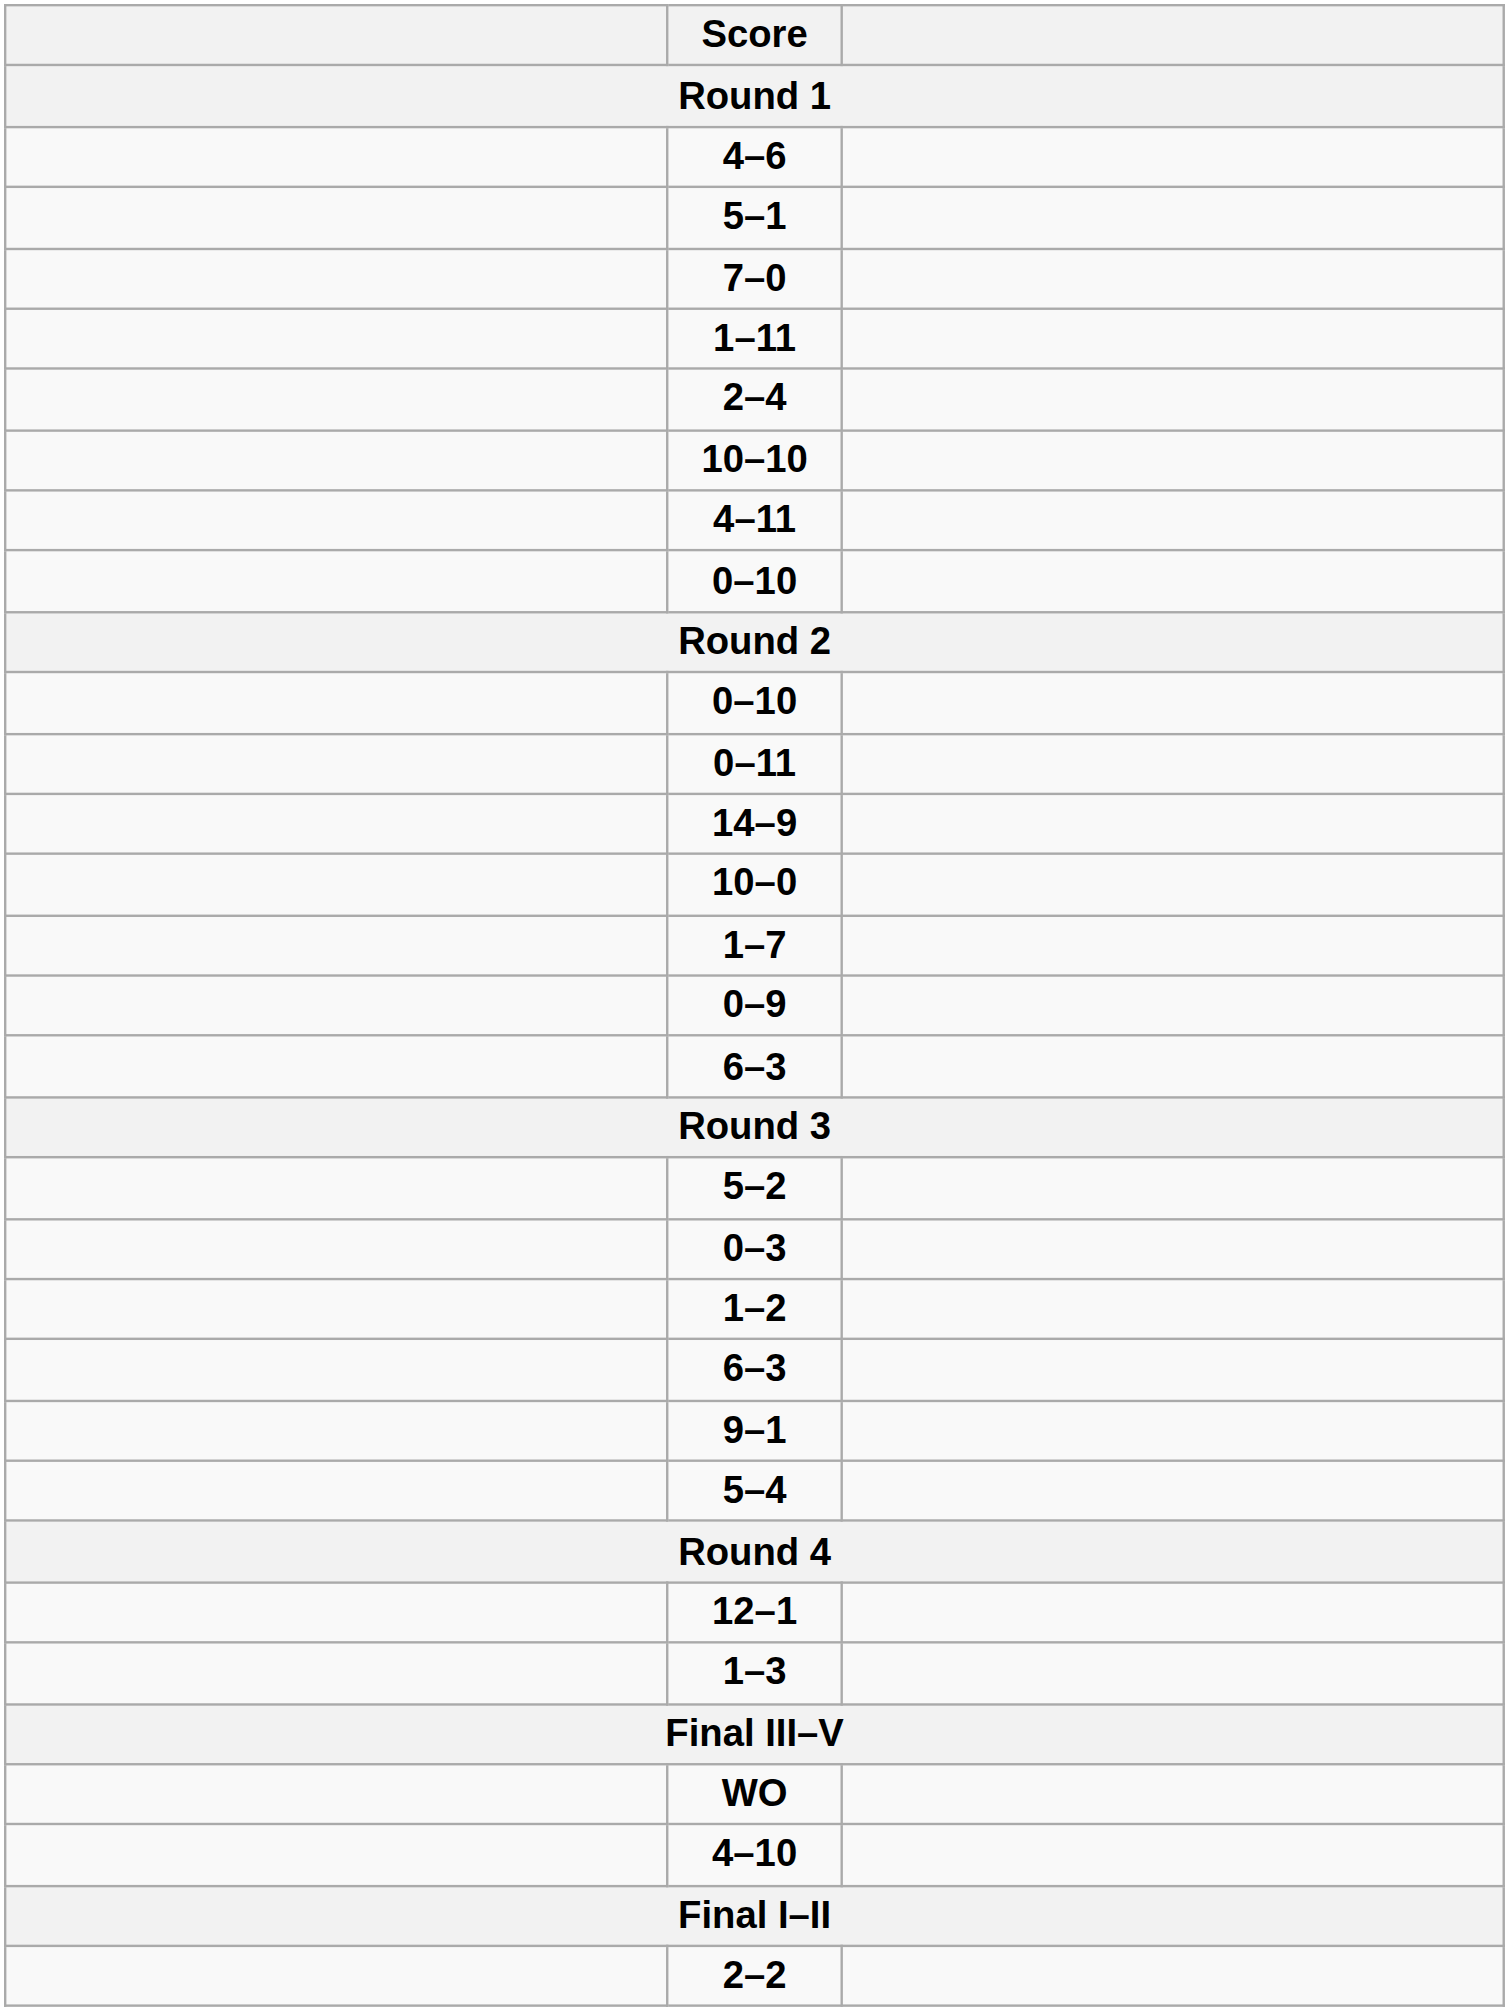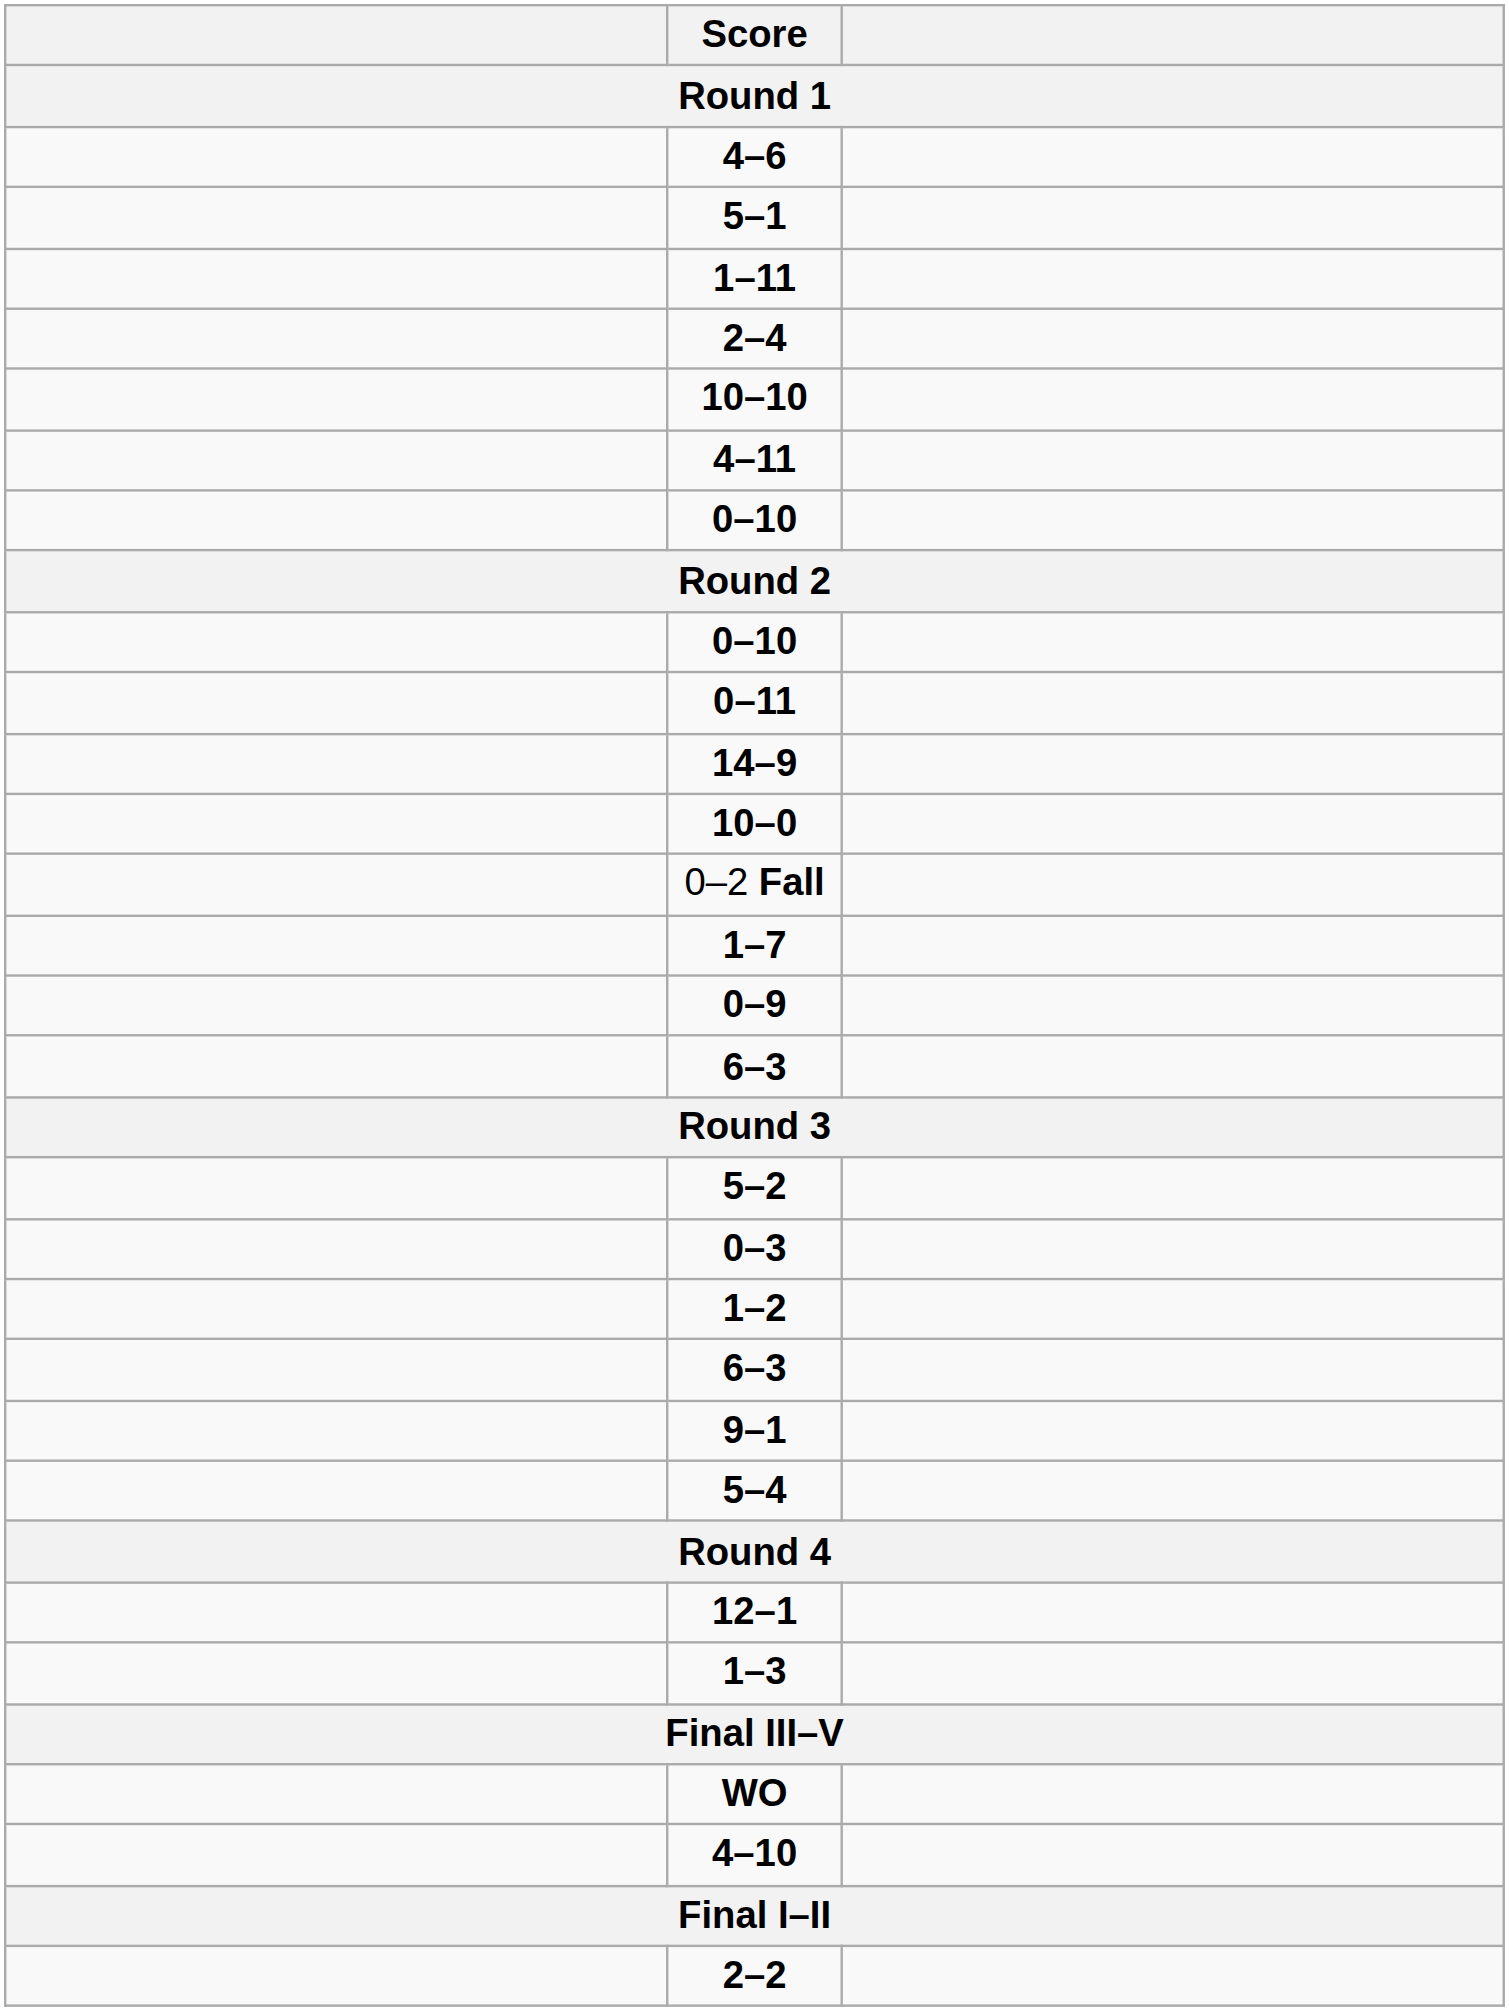- row: (337, 278)
+ row: (337, 885)
